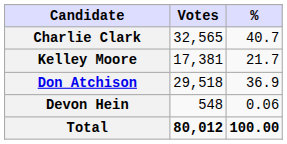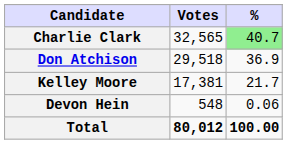(263, 38) no background -> (263, 38) lightgreen background
rows swapped: (87, 83) <-> (87, 61)
